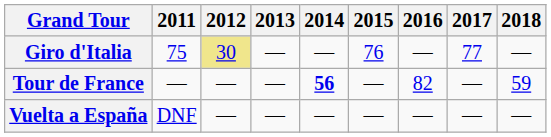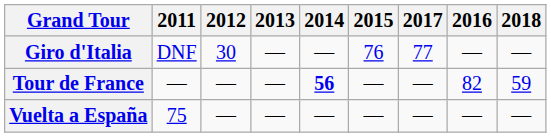columns swapped: (423, 20) <-> (472, 20)
(177, 52) 75 -> (177, 52) DNF
(226, 52) khaki background -> (226, 52) no background
(177, 115) DNF -> (177, 115) 75
